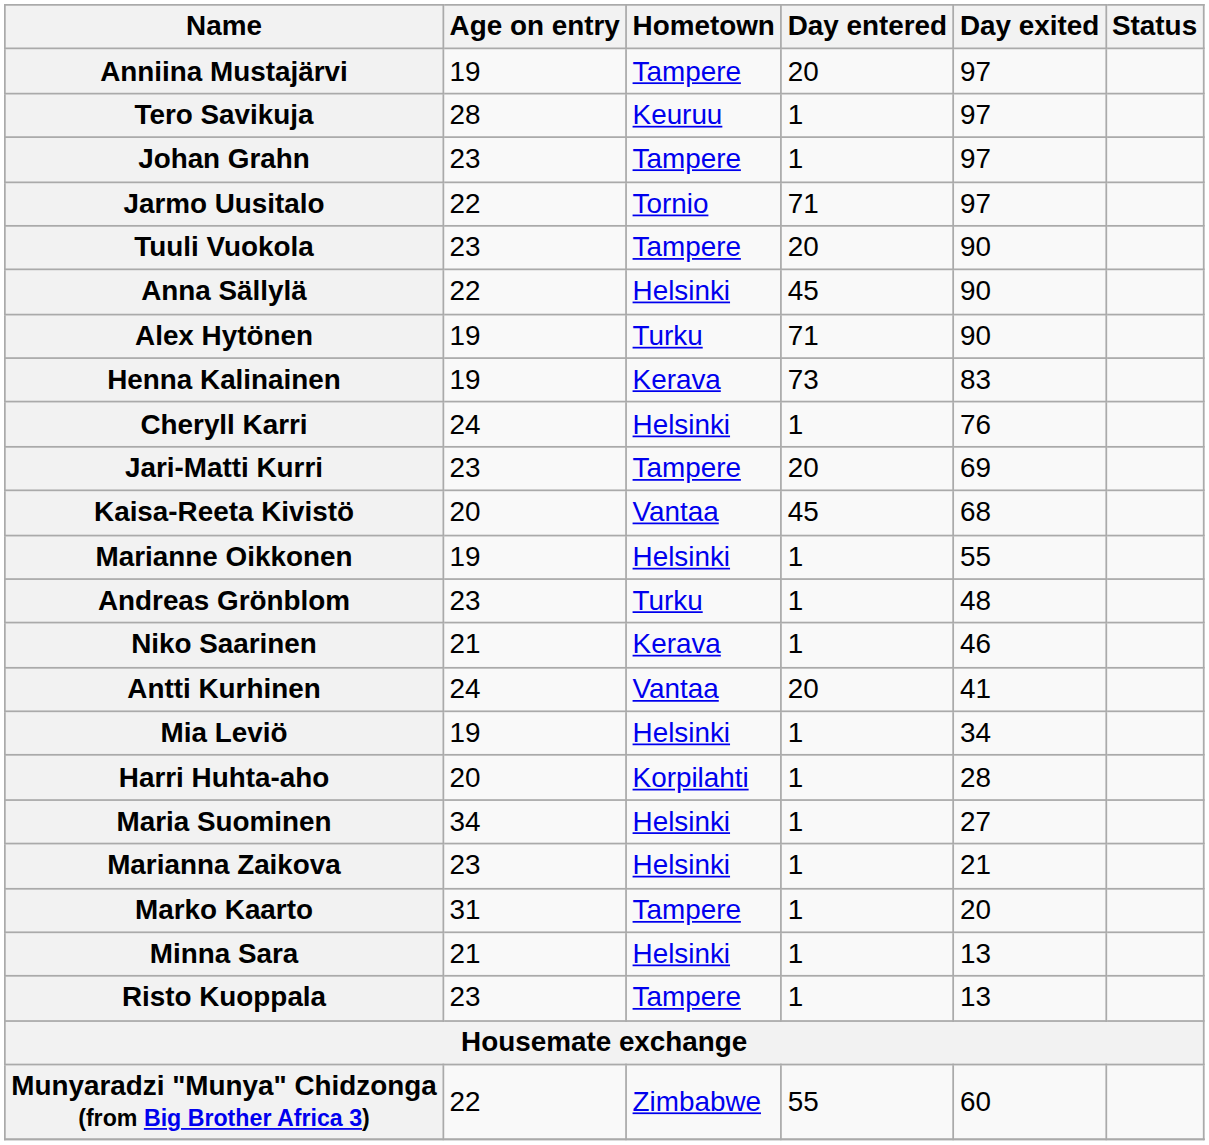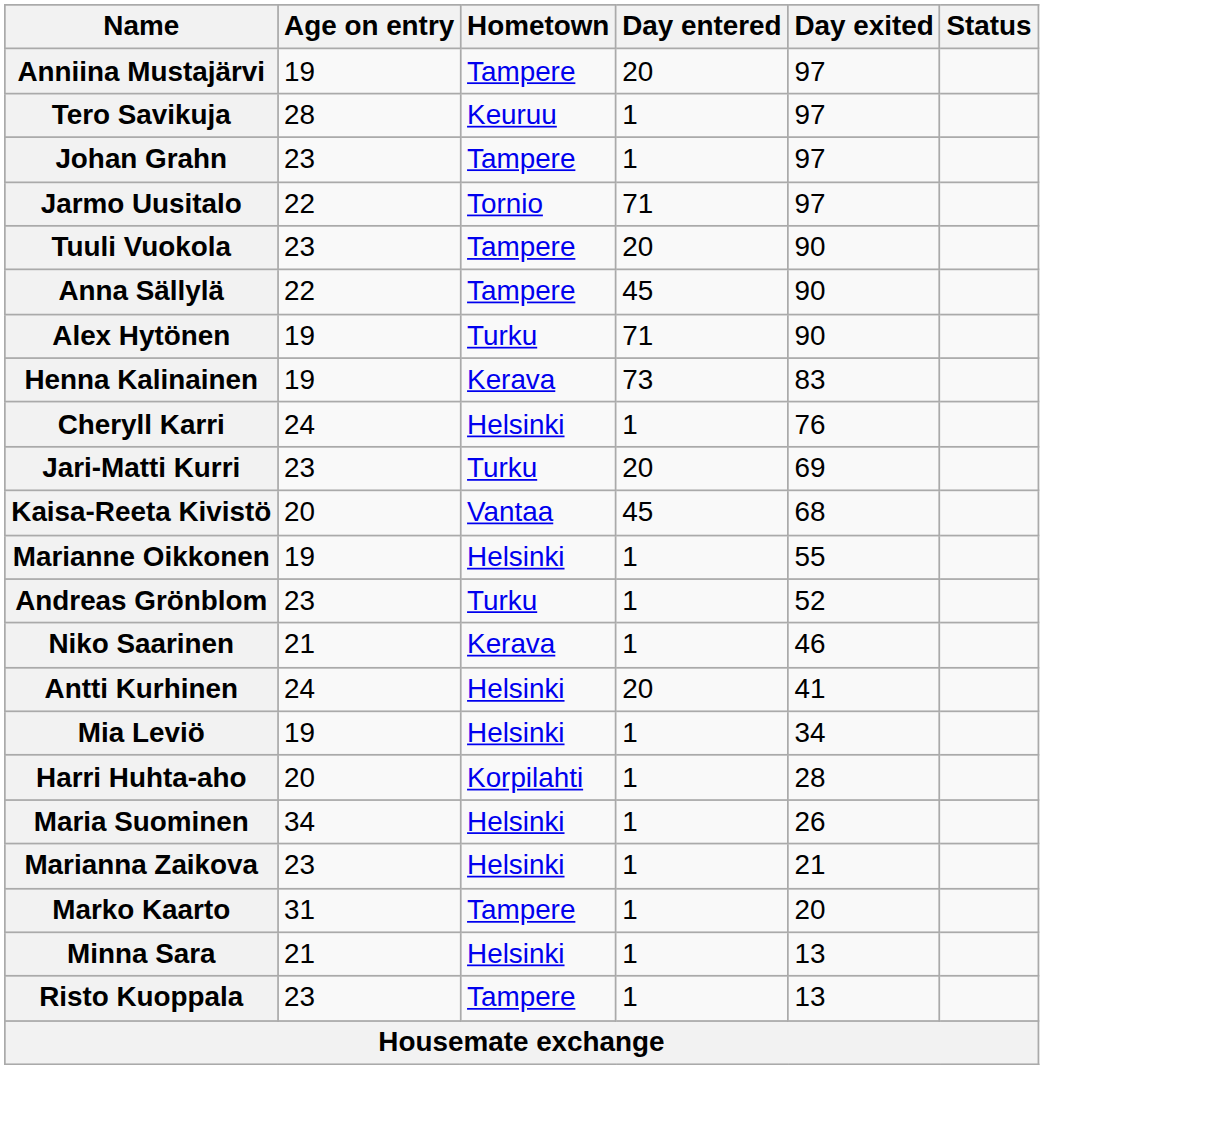(681, 291) Helsinki -> (521, 291) Tampere
(687, 468) Tampere -> (502, 468) Turku
(975, 600) 48 -> (810, 600) 52
(676, 688) Vantaa -> (516, 688) Helsinki
(975, 821) 27 -> (810, 821) 26
- row: (224, 1101)
